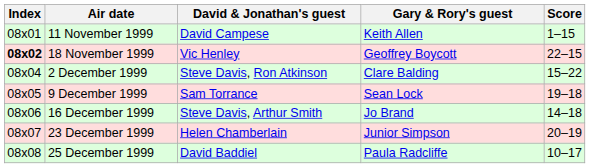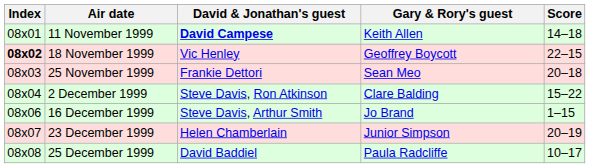(224, 34) normal -> (227, 34) bold
(561, 34) 1–15 -> (564, 34) 14–18
+ row: (101, 73)
- row: (97, 93)
(564, 113) 14–18 -> (561, 113) 1–15
